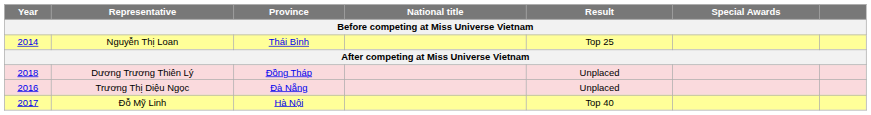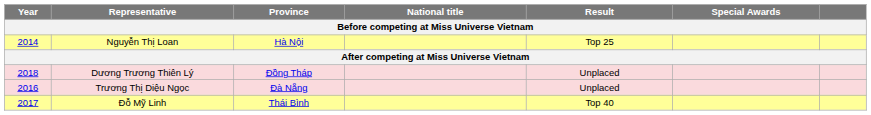(289, 42) Thái Bình -> (289, 42) Hà Nội
(289, 103) Hà Nội -> (289, 103) Thái Bình
